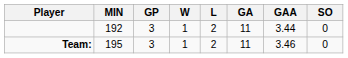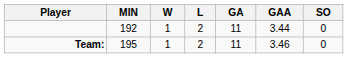- column: (152, 12)
